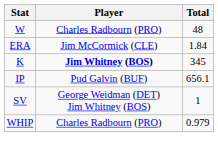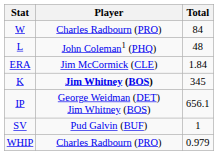(198, 29) 48 -> (198, 29) 84
+ row: (20, 47)
(109, 78) Pud Galvin (BUF) -> (109, 103) George Weidman (DET) Jim Whitney (BOS)
(109, 101) George Weidman (DET) Jim Whitney (BOS) -> (109, 126) Pud Galvin (BUF)
